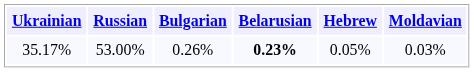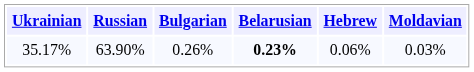(120, 50) 53.00% -> (120, 50) 63.90%
(350, 50) 0.05% -> (350, 50) 0.06%
